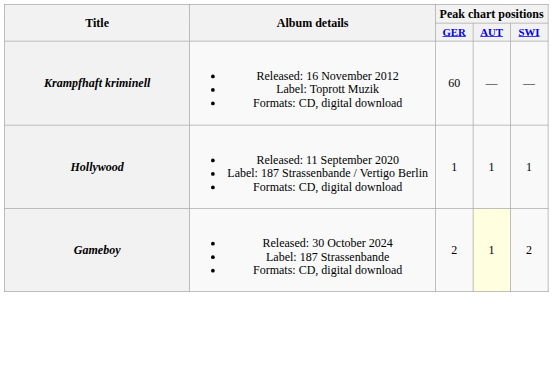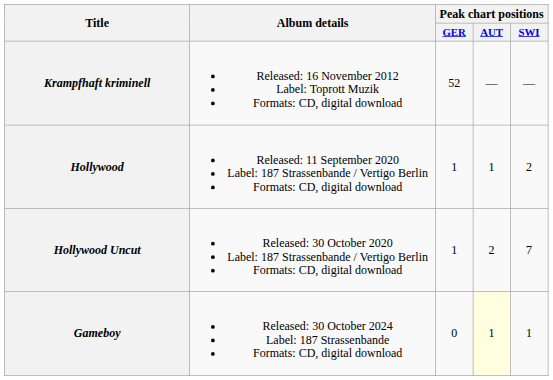(454, 83) 60 -> (454, 83) 52
(529, 166) 1 -> (529, 166) 2
+ row: (97, 250)
(454, 250) 2 -> (454, 333) 0
(529, 250) 2 -> (529, 333) 1
